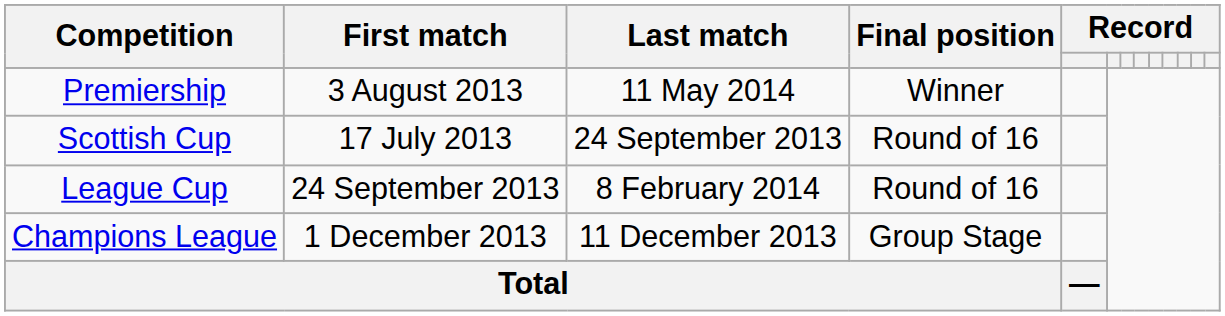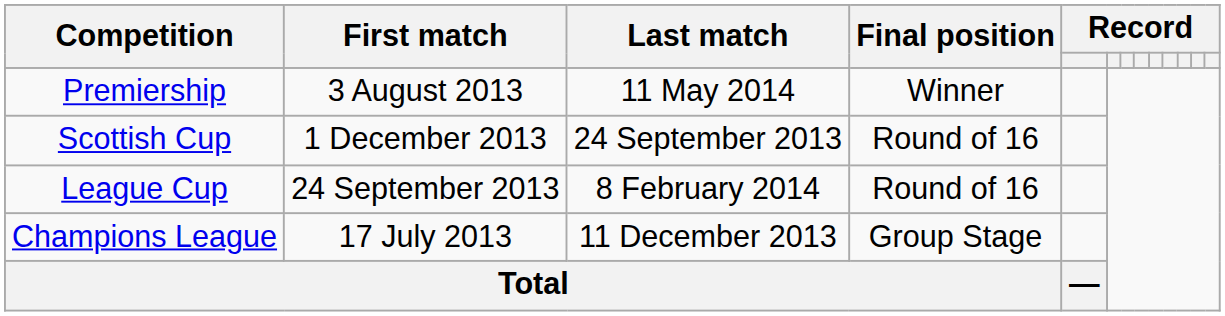(425, 139) 17 July 2013 -> (425, 139) 1 December 2013
(425, 236) 1 December 2013 -> (425, 236) 17 July 2013
